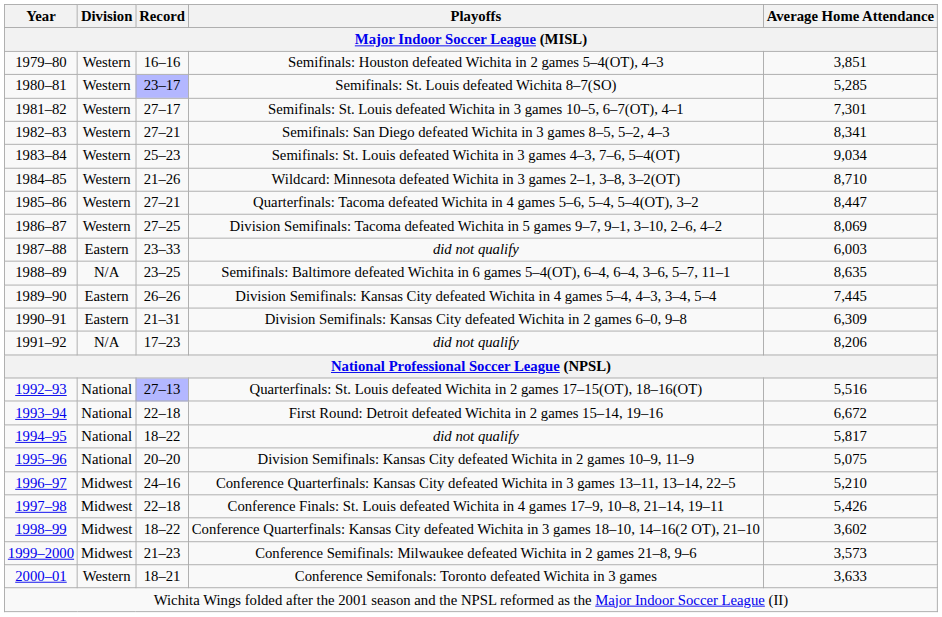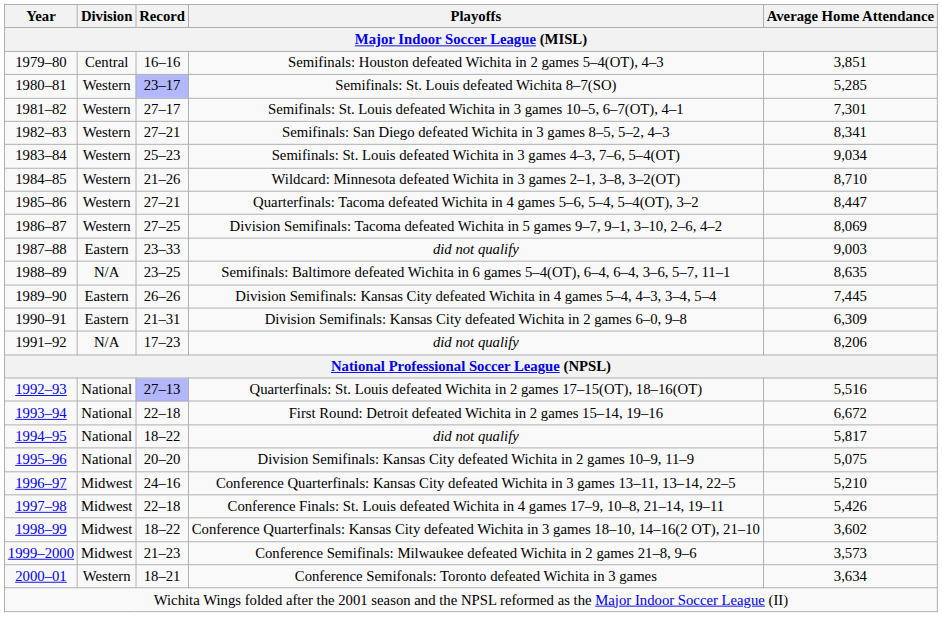(107, 62) Western -> (107, 62) Central
(850, 249) 6,003 -> (850, 249) 9,003
(850, 576) 3,633 -> (850, 576) 3,634
